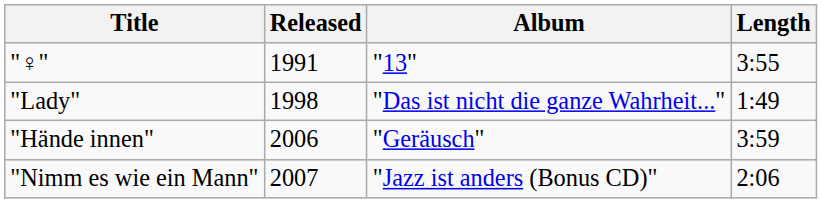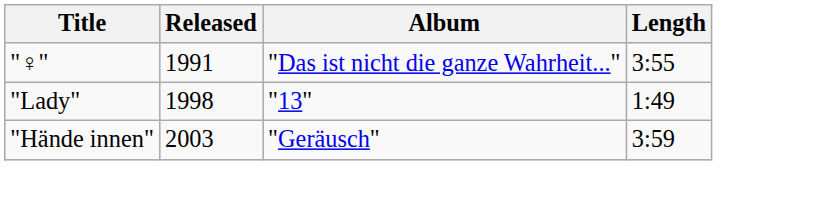(395, 62) "13" -> (444, 62) "Das ist nicht die ganze Wahrheit..."
(549, 100) "Das ist nicht die ganze Wahrheit..." -> (290, 100) "13"
(294, 139) 2006 -> (189, 139) 2003
- row: (134, 178)
